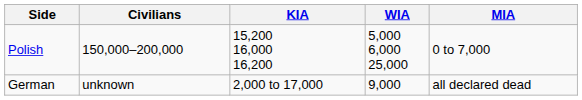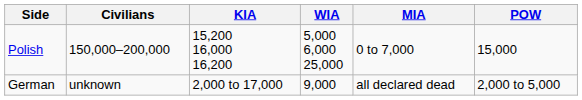+ column: (526, 14)
